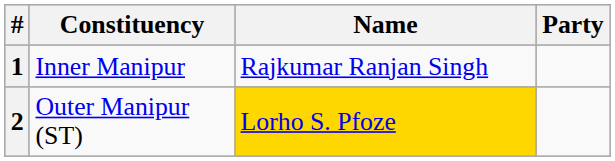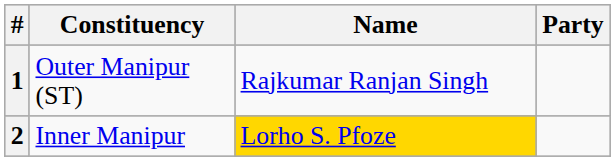(110, 65) Inner Manipur -> (112, 80) Outer Manipur (ST)
(112, 121) Outer Manipur (ST) -> (110, 135) Inner Manipur
